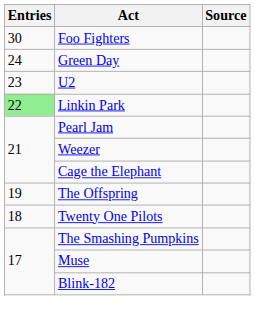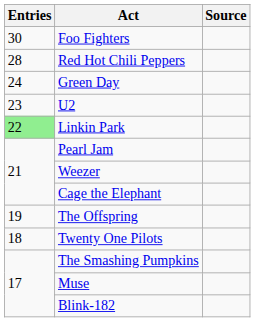+ row: (122, 60)
